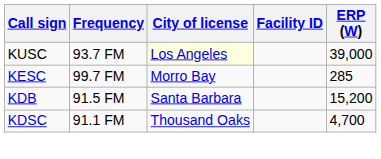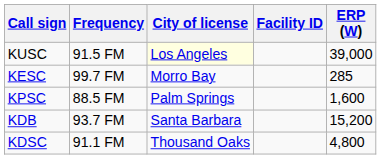(99, 53) 93.7 FM -> (99, 53) 91.5 FM
+ row: (27, 98)
(99, 98) 91.5 FM -> (99, 120) 93.7 FM
(347, 120) 4,700 -> (347, 143) 4,800
